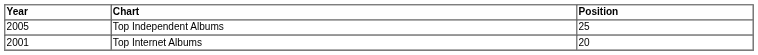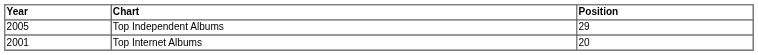(584, 27) 25 -> (584, 27) 29
